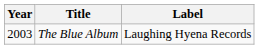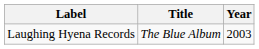columns swapped: (20, 14) <-> (188, 14)
